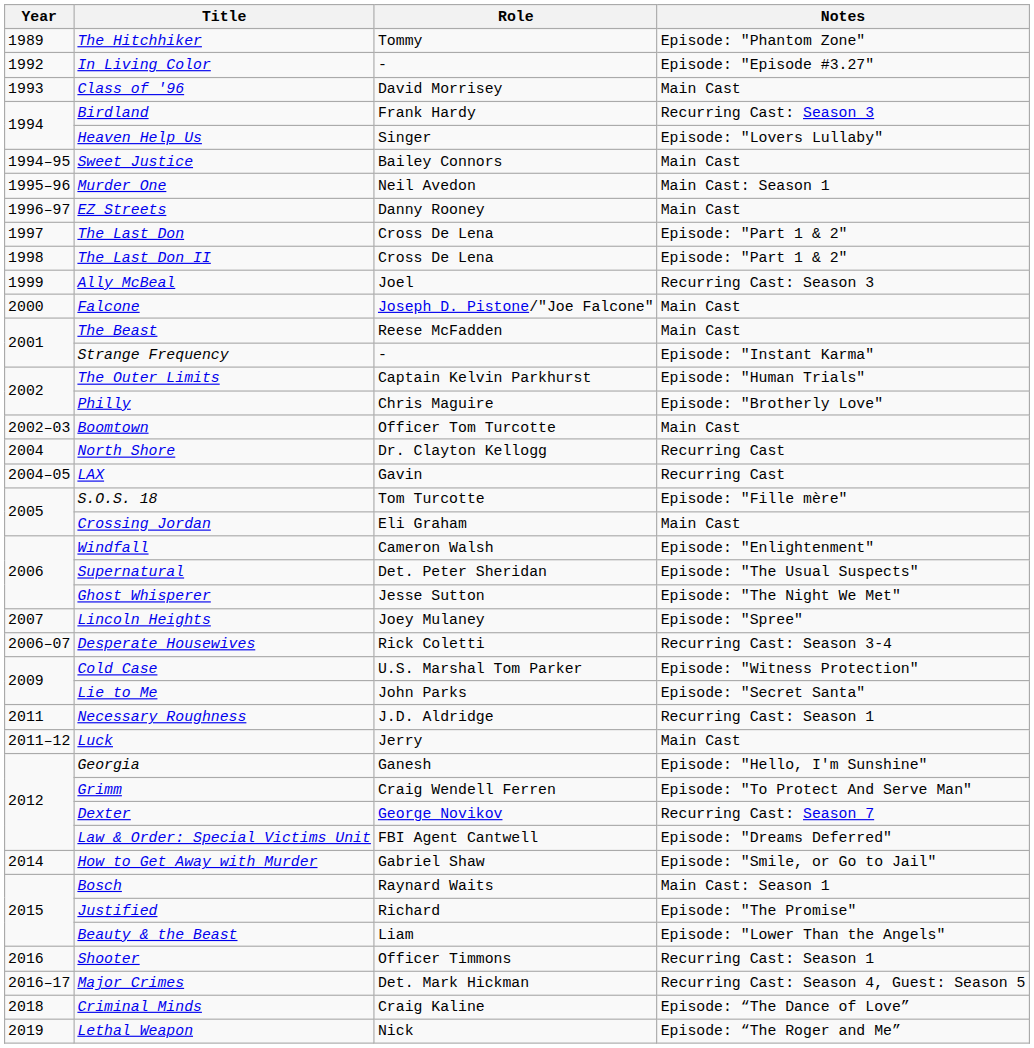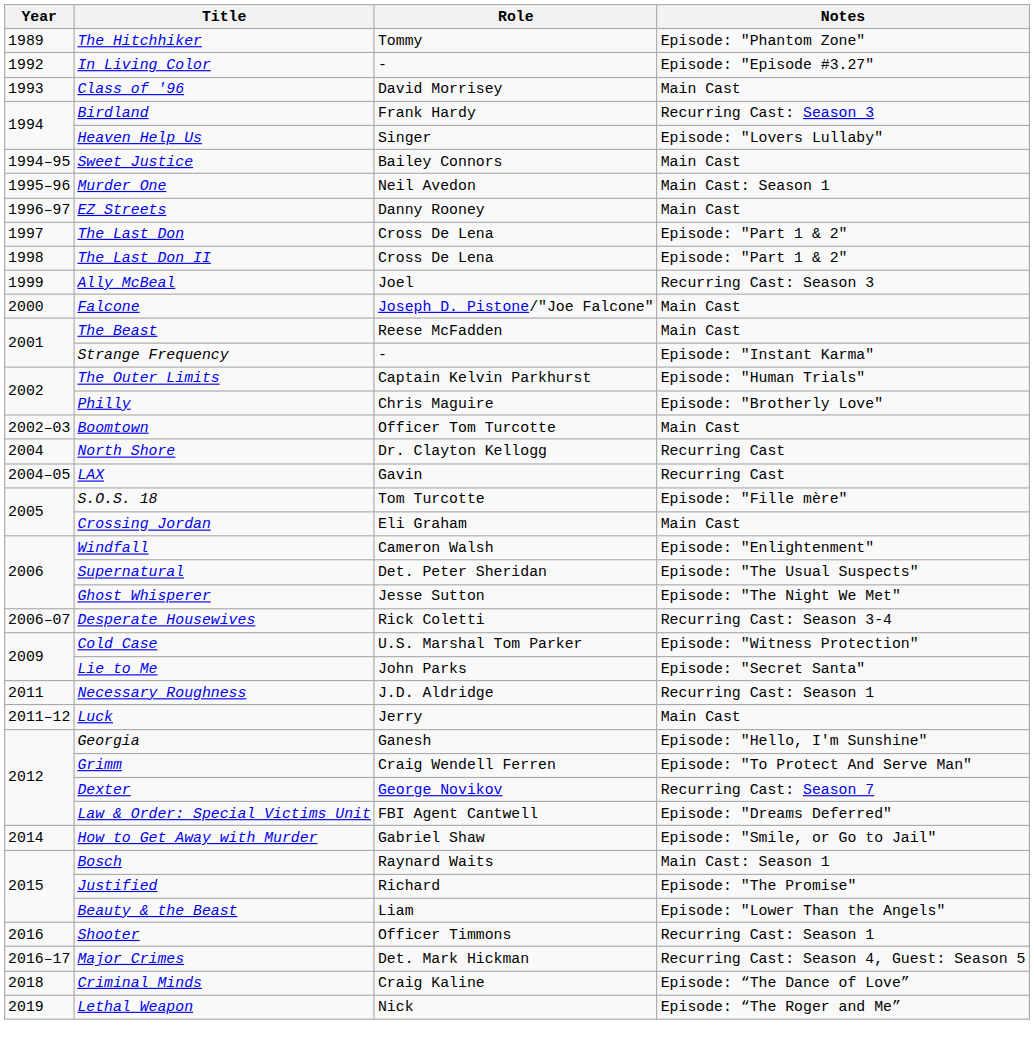- row: (144, 620)
